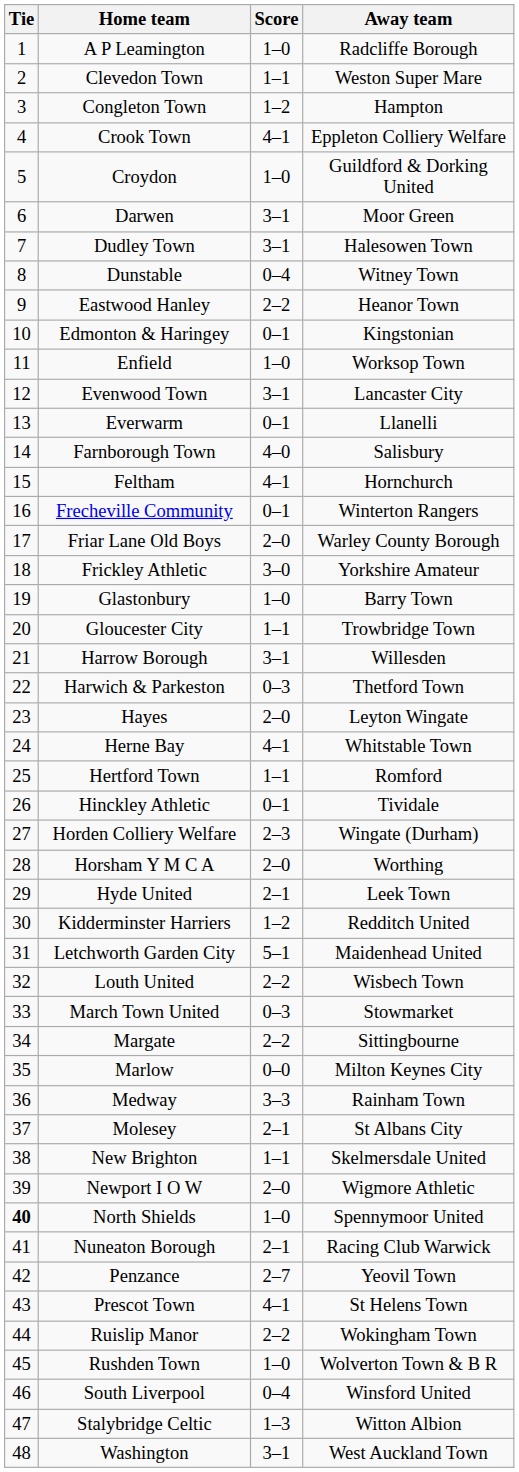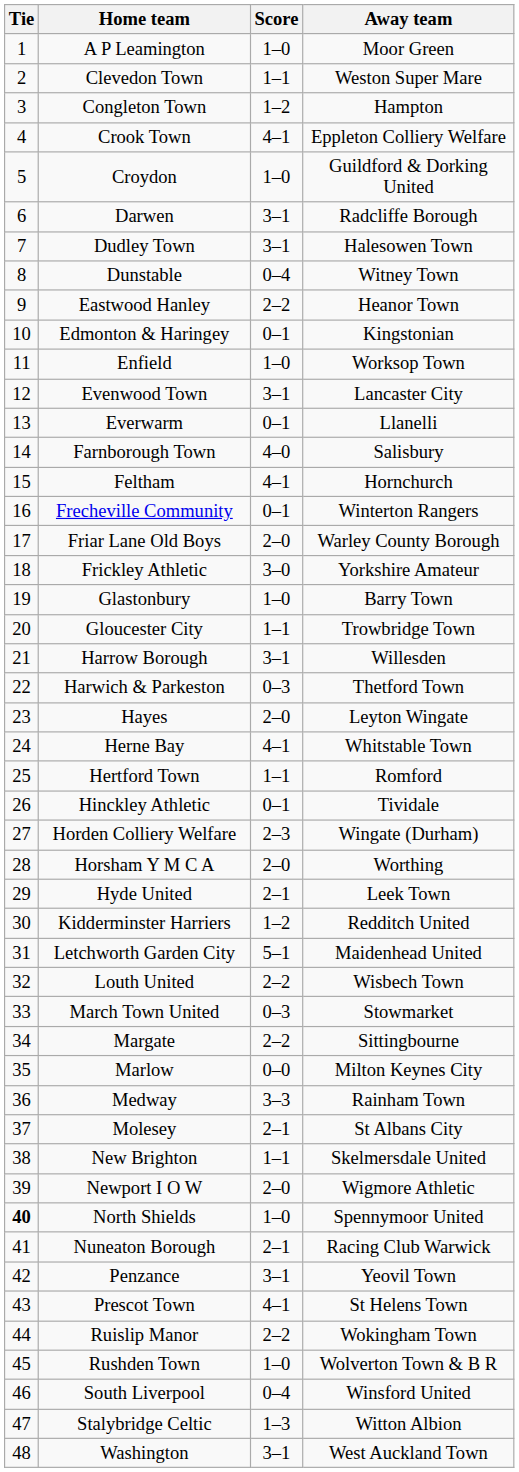(408, 48) Radcliffe Borough -> (408, 48) Moor Green
(408, 216) Moor Green -> (408, 216) Radcliffe Borough
(276, 1276) 2–7 -> (276, 1276) 3–1
